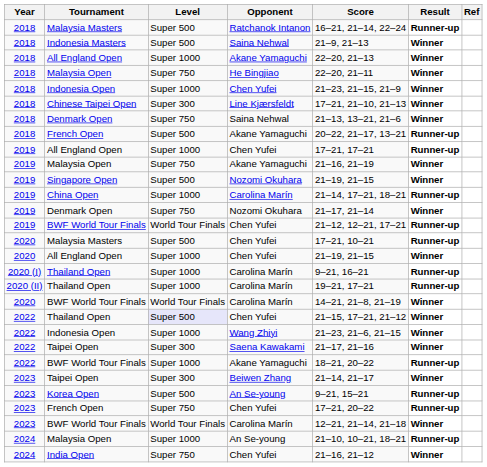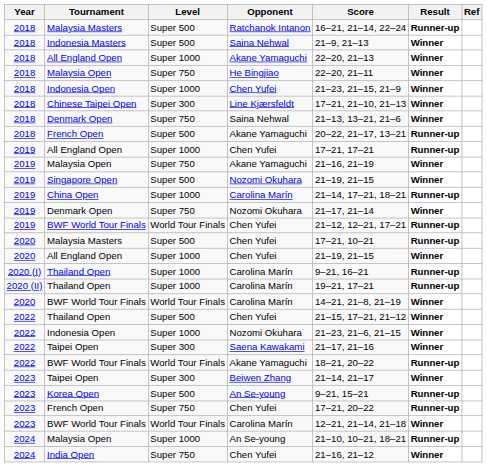(173, 317) lavender background -> (173, 317) no background
(253, 332) Wang Zhiyi -> (266, 332) Nozomi Okuhara
(175, 363) Super 1000 -> (188, 363) World Tour Finals
